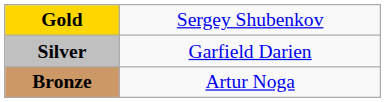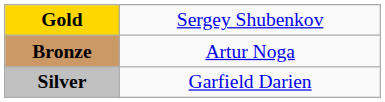rows swapped: (62, 50) <-> (62, 81)
